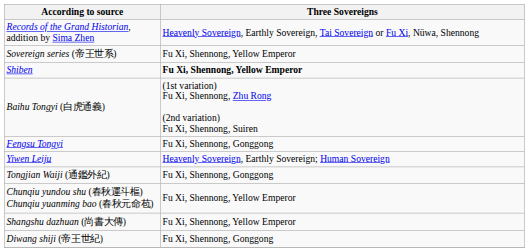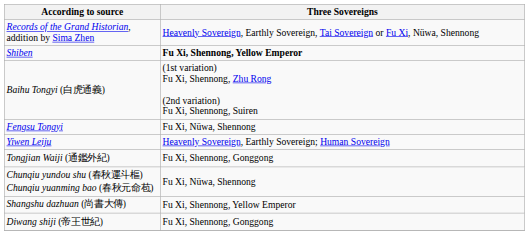- row: (62, 53)
(218, 144) Fu Xi, Shennong, Gonggong -> (209, 127) Fu Xi, Nüwa, Shennong
(229, 198) Fu Xi, Shennong, Yellow Emperor -> (209, 181) Fu Xi, Nüwa, Shennong
